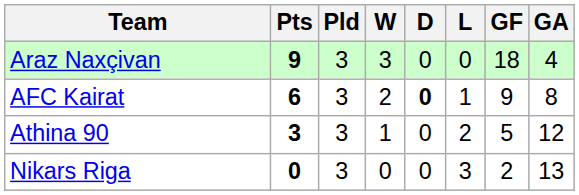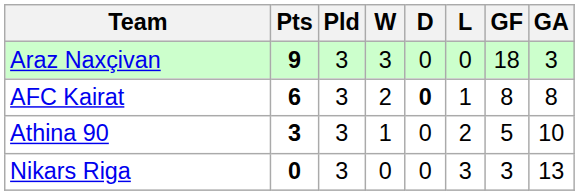(551, 60) 4 -> (551, 60) 3
(507, 97) 9 -> (507, 97) 8
(551, 134) 12 -> (551, 134) 10
(507, 171) 2 -> (507, 171) 3
